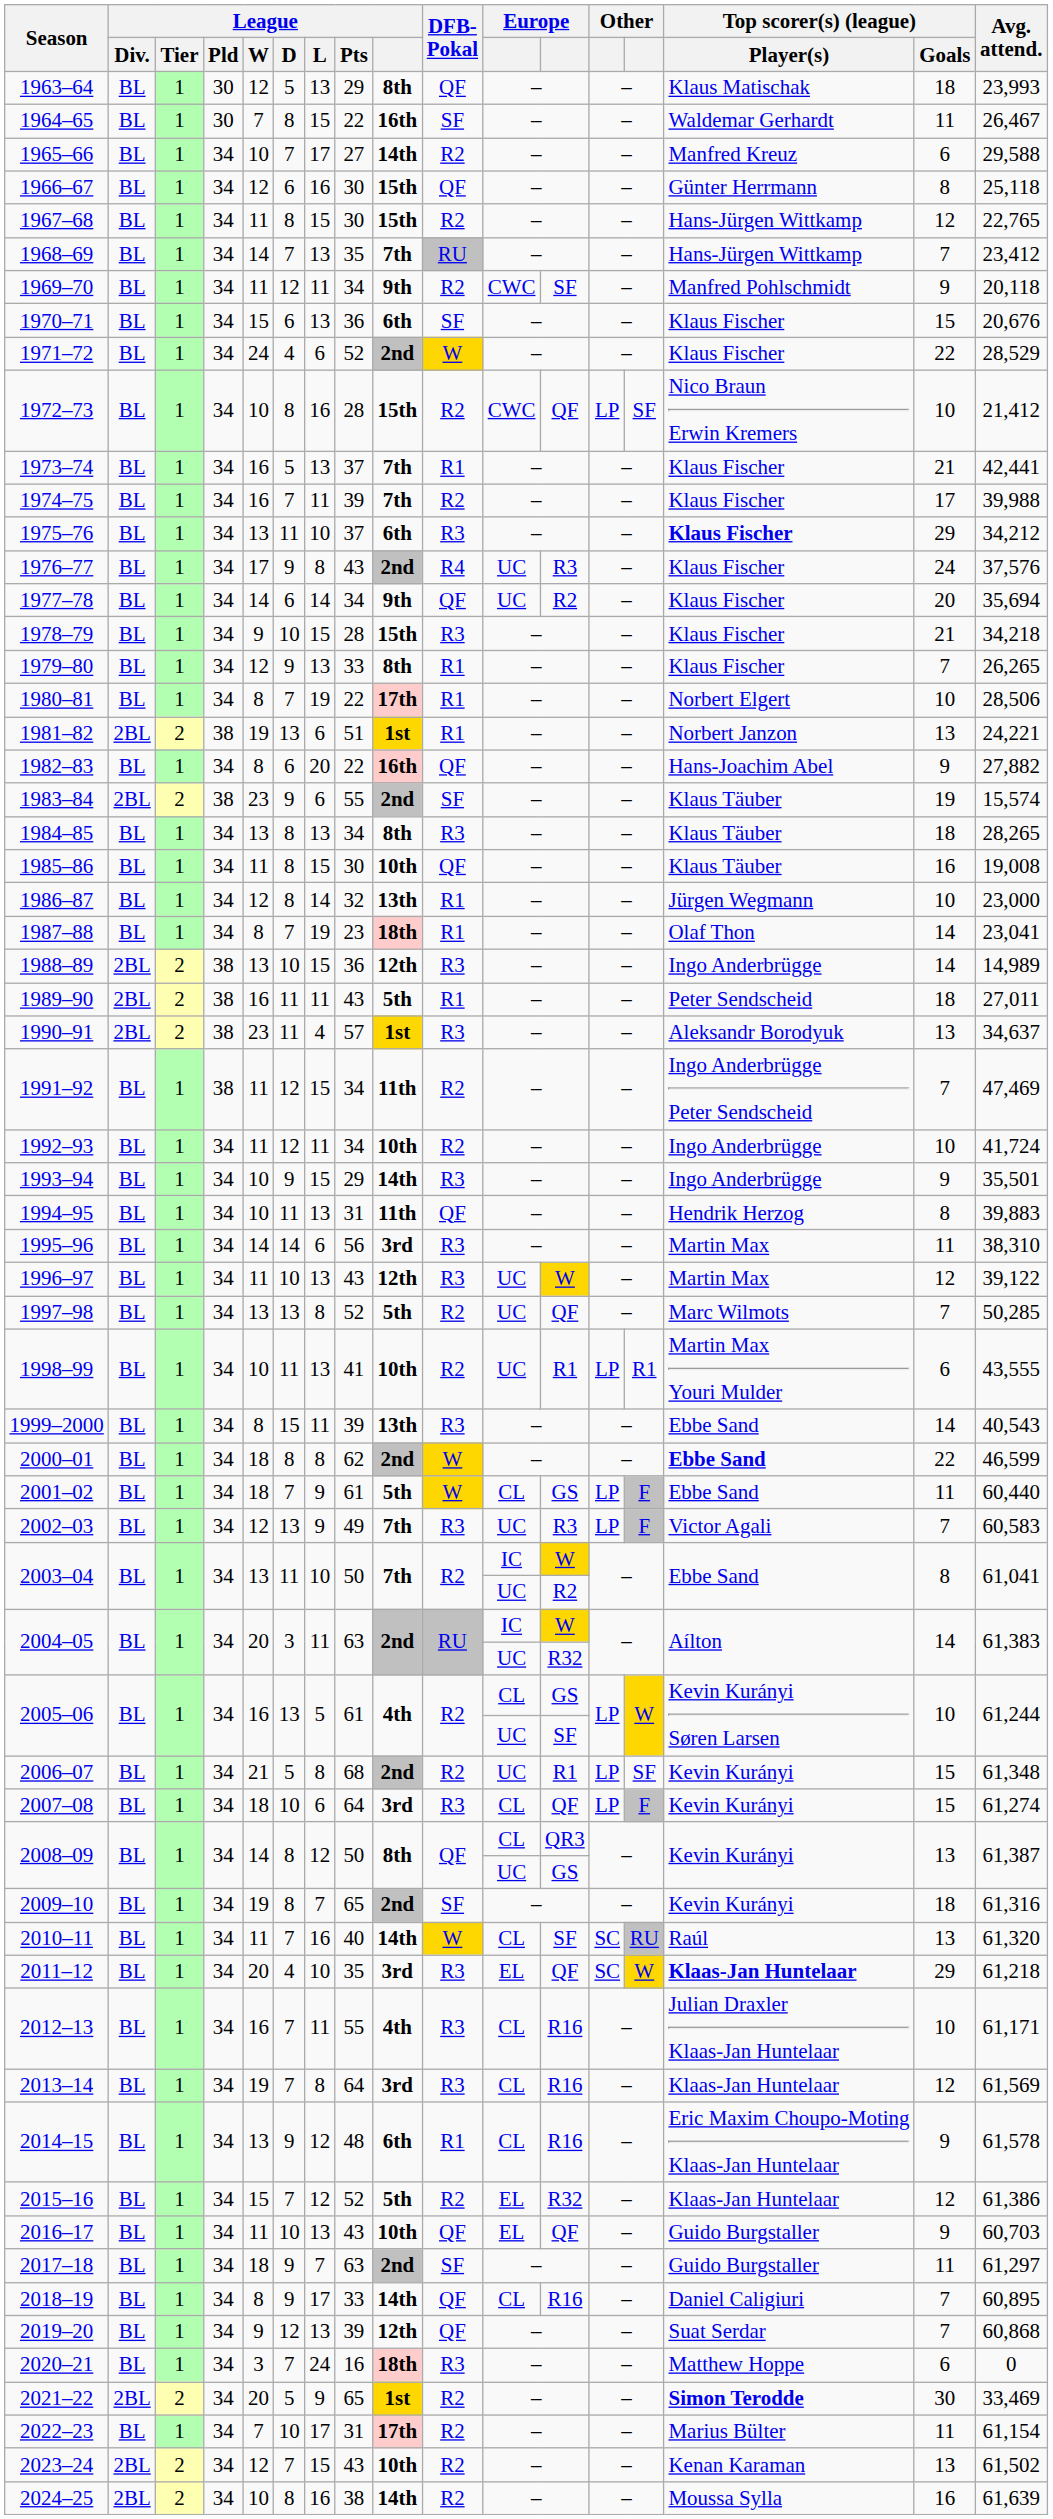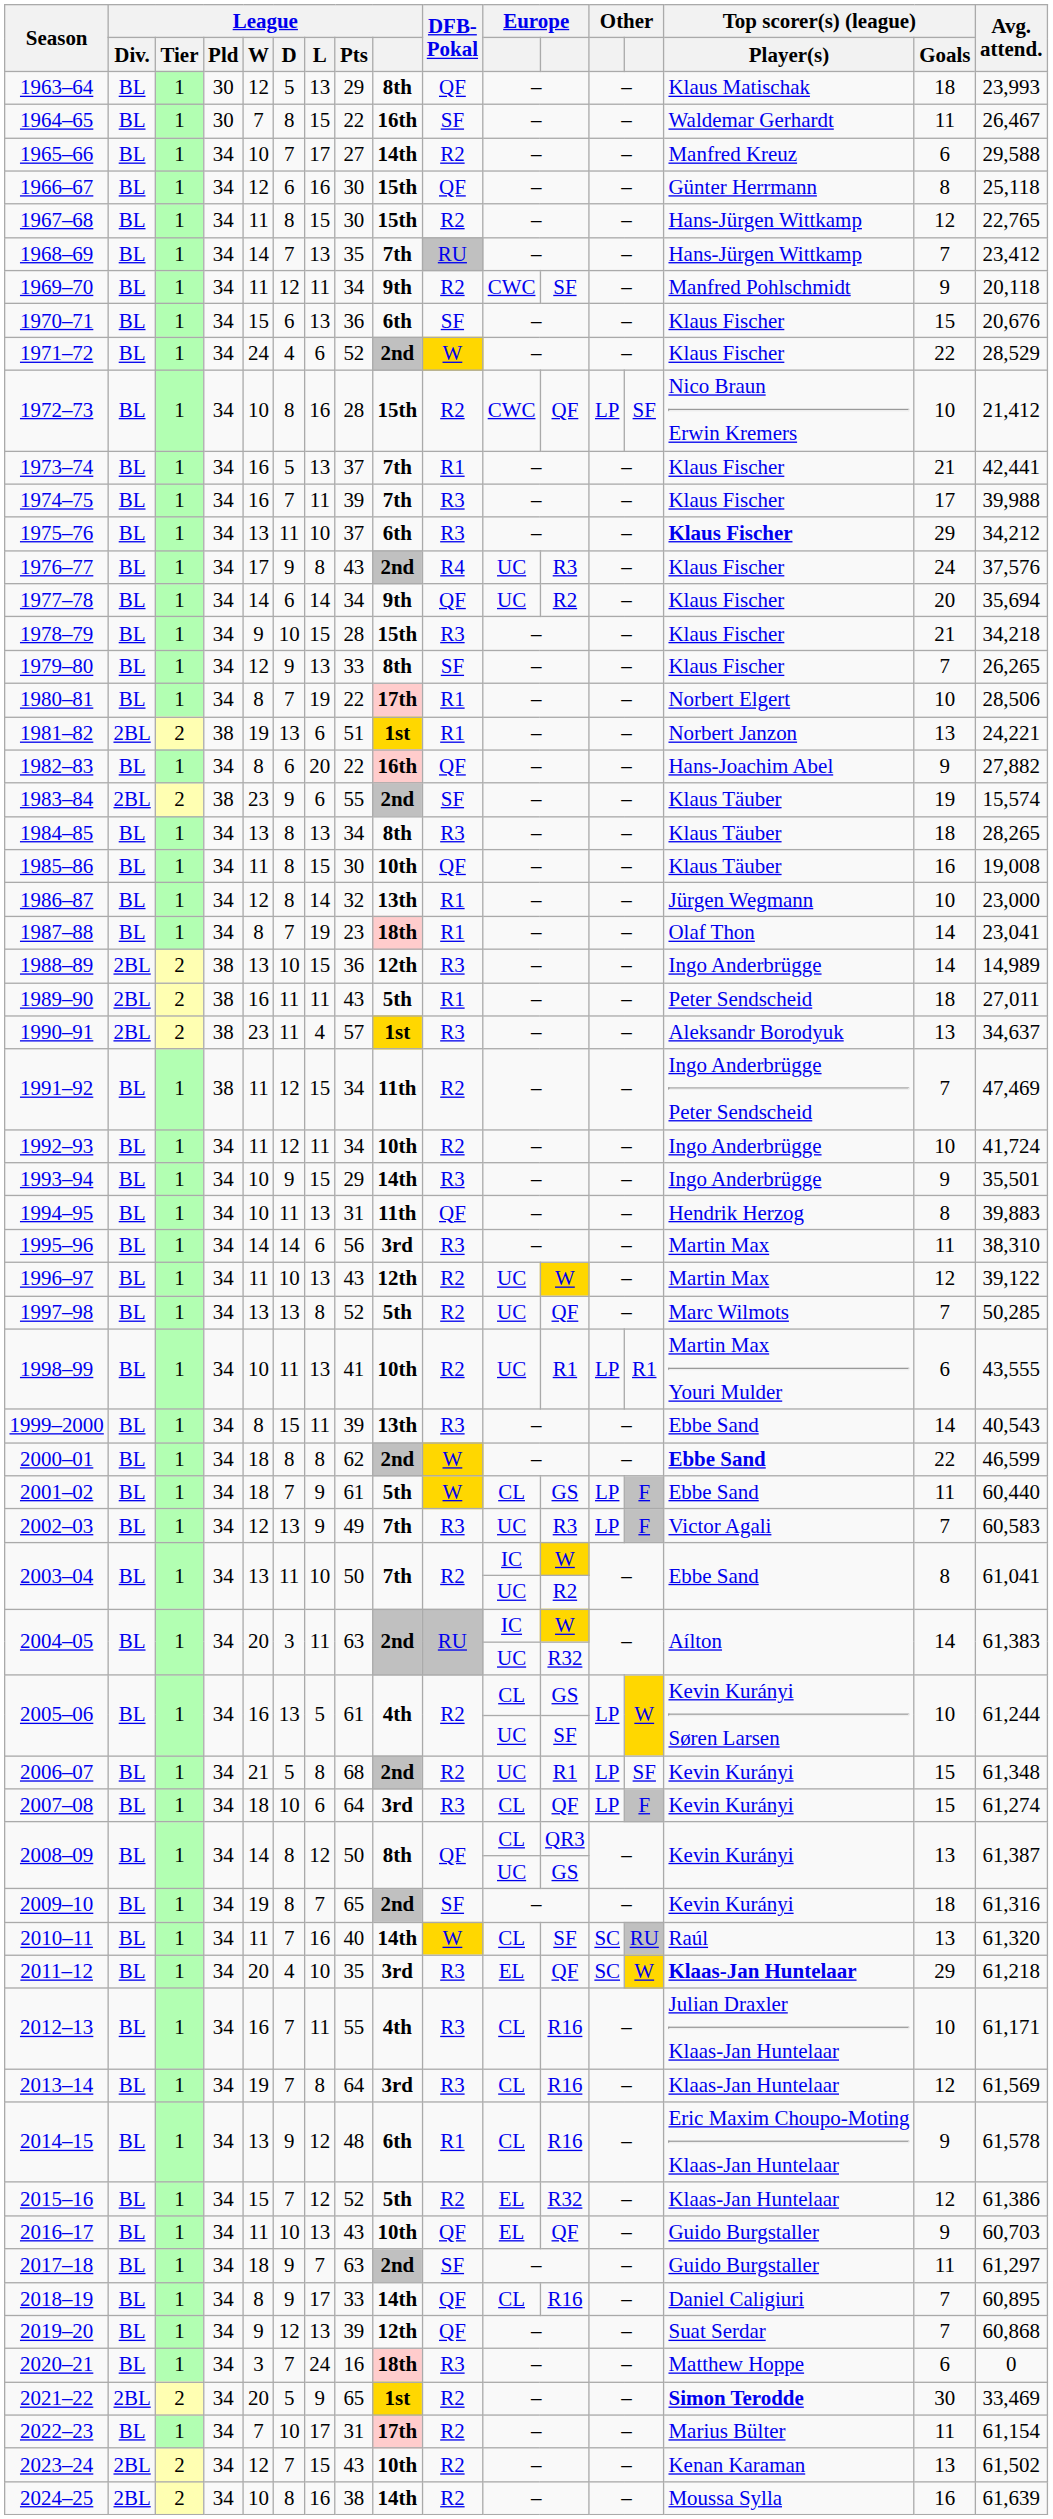(452, 500) R2 -> (452, 500) R3
(452, 666) R1 -> (452, 666) SF
(452, 1278) R3 -> (452, 1278) R2
